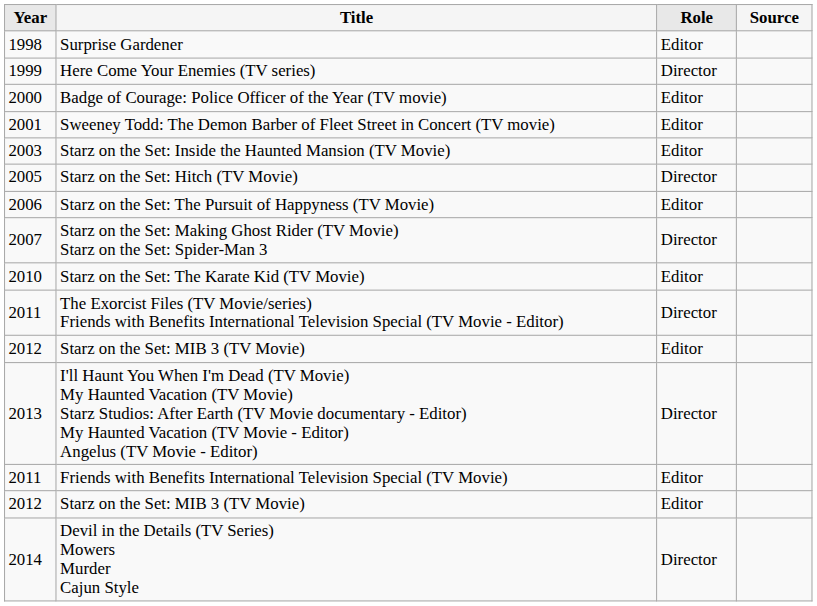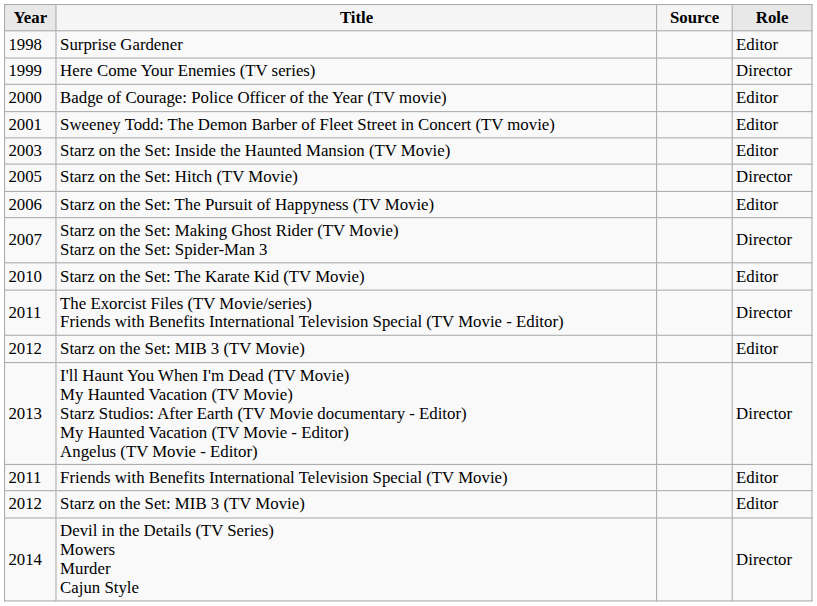columns swapped: (697, 17) <-> (774, 17)
